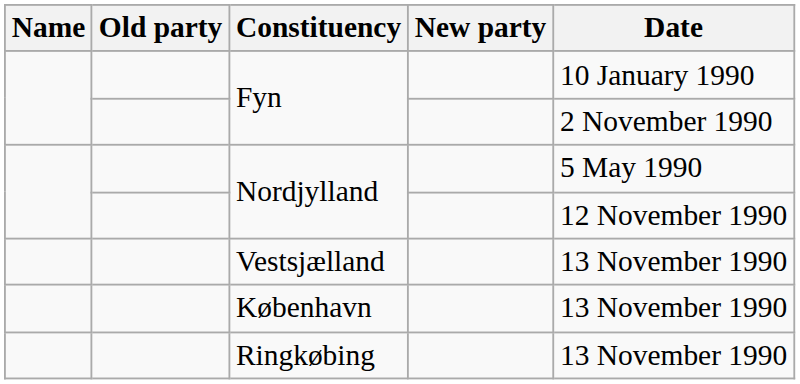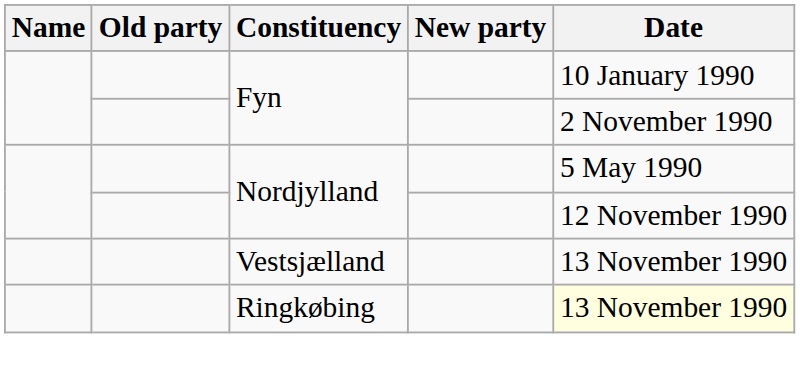- row: (48, 308)
(674, 354) no background -> (674, 307) lightyellow background
